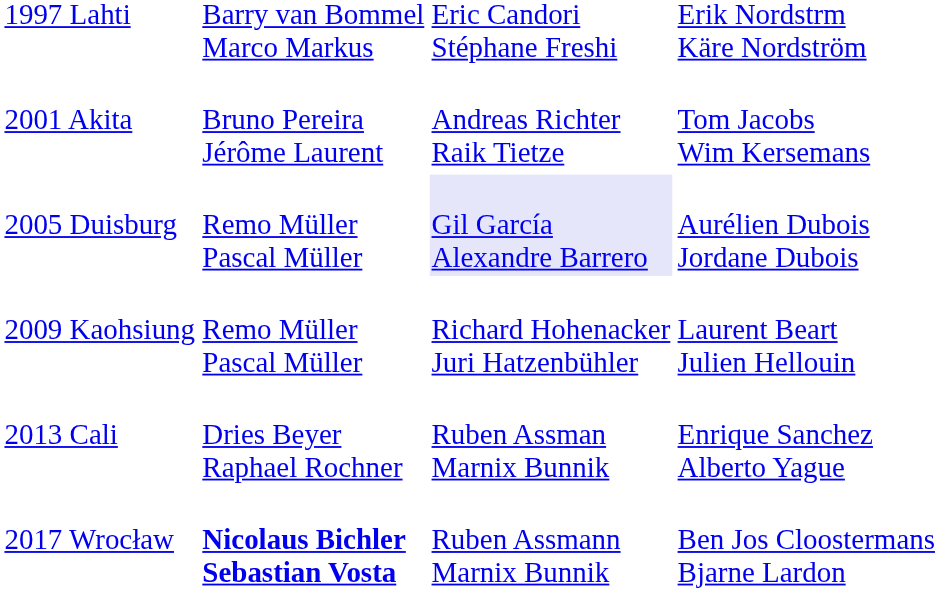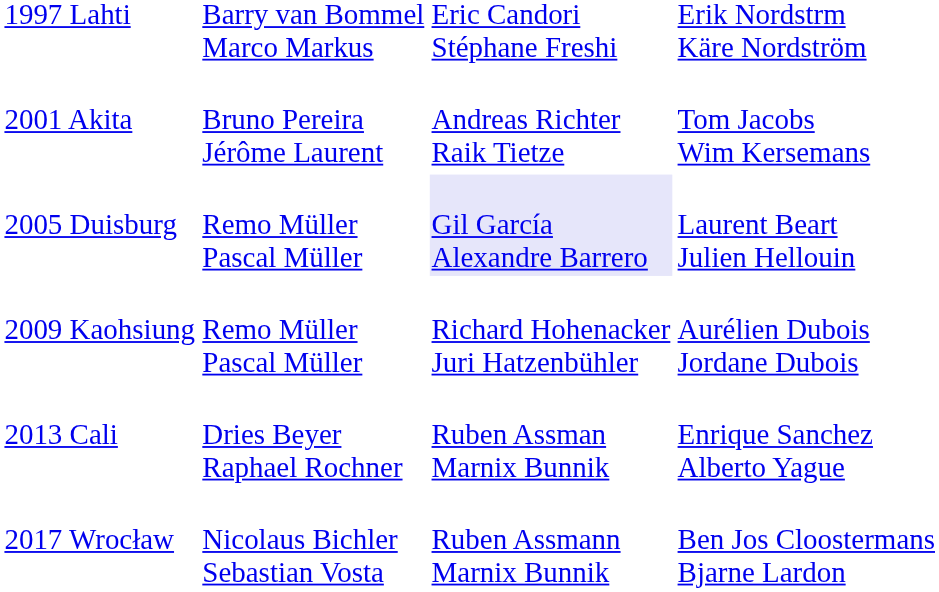(774, 241) Aurélien Dubois Jordane Dubois -> (766, 241) Laurent Beart Julien Hellouin
(766, 346) Laurent Beart Julien Hellouin -> (774, 346) Aurélien Dubois Jordane Dubois
(304, 556) bold -> (300, 556) normal
